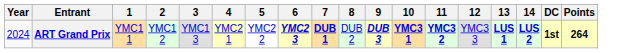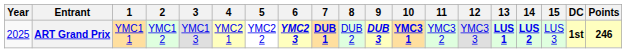+ column: (554, 12)
(18, 34) 2024 -> (18, 34) 2025
(442, 34) bold -> (442, 34) normal
(579, 34) 264 -> (604, 34) 246
